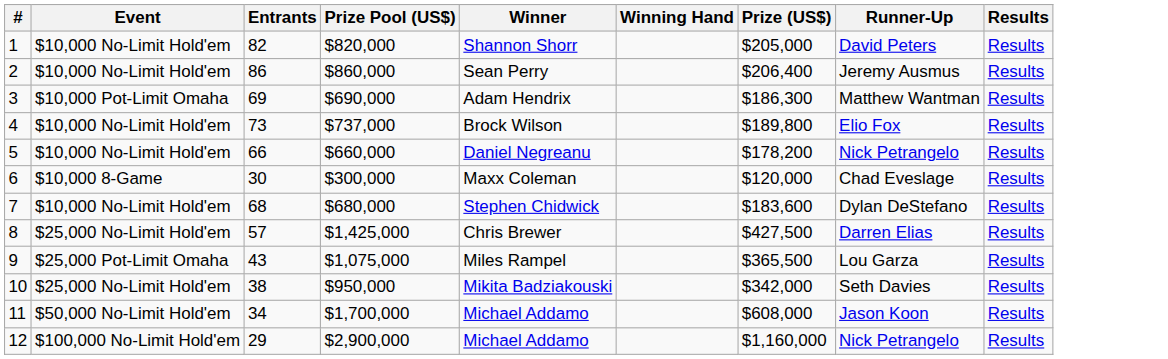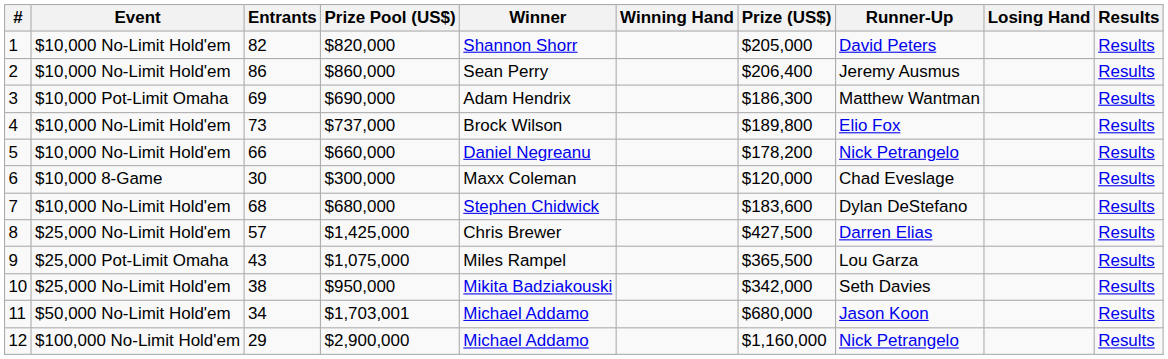+ column: (1039, 17)
(367, 313) $1,700,000 -> (367, 313) $1,703,001
(777, 313) $608,000 -> (777, 313) $680,000
